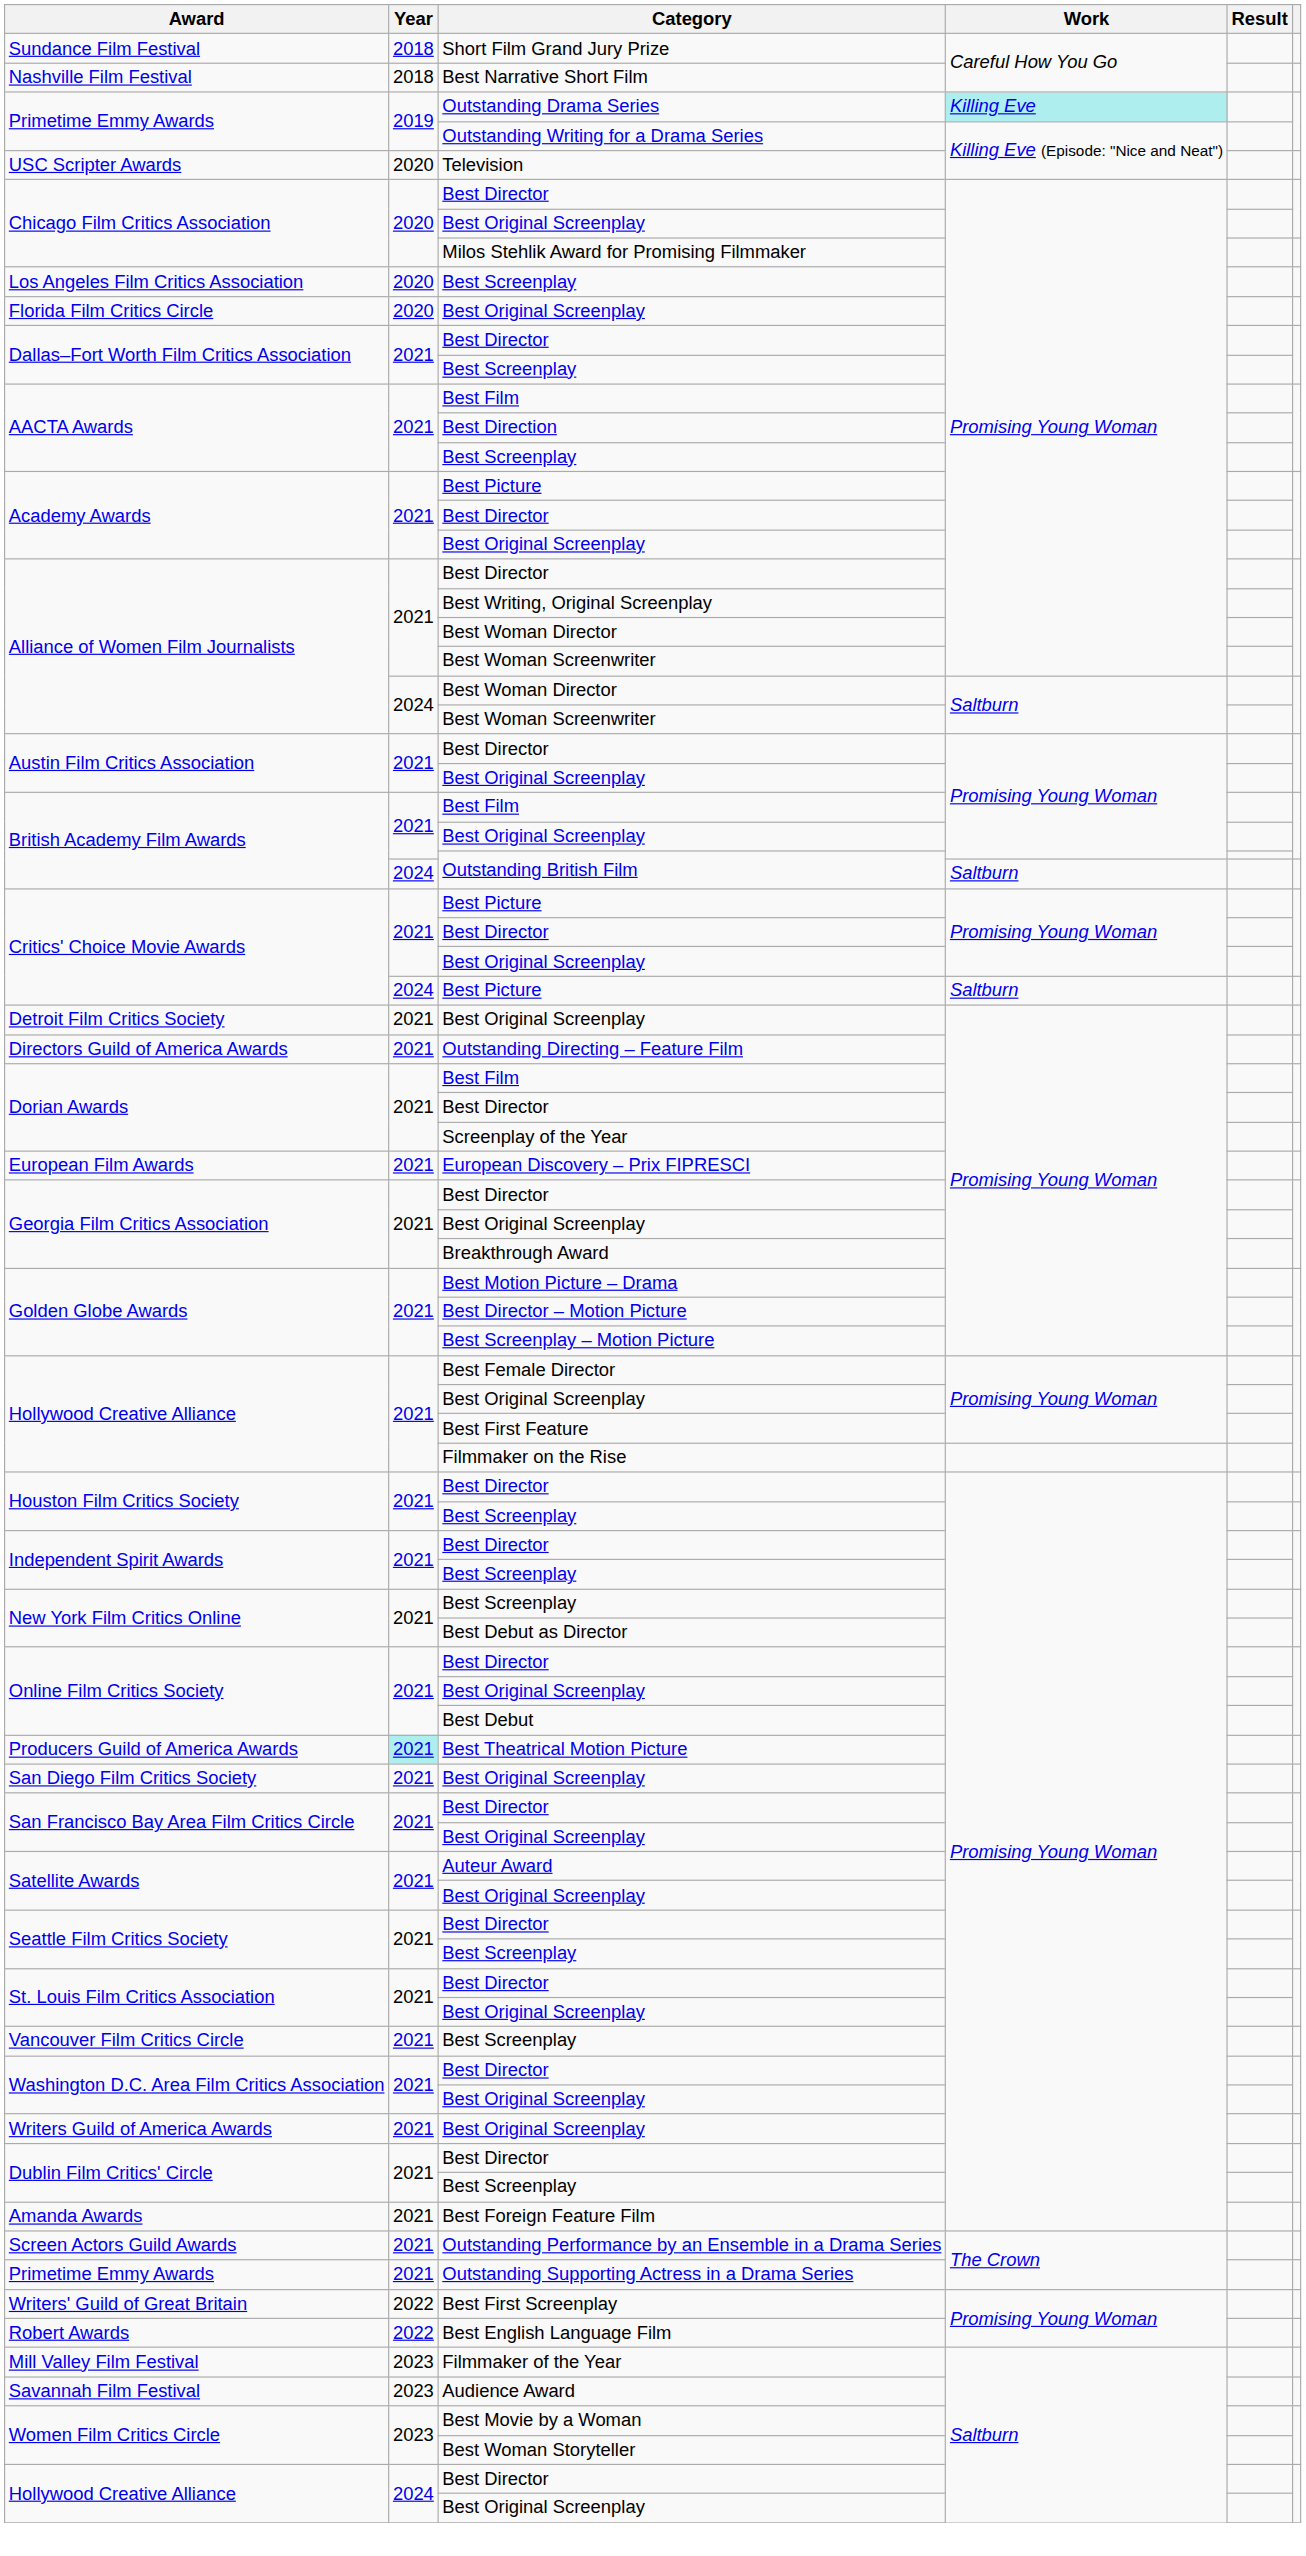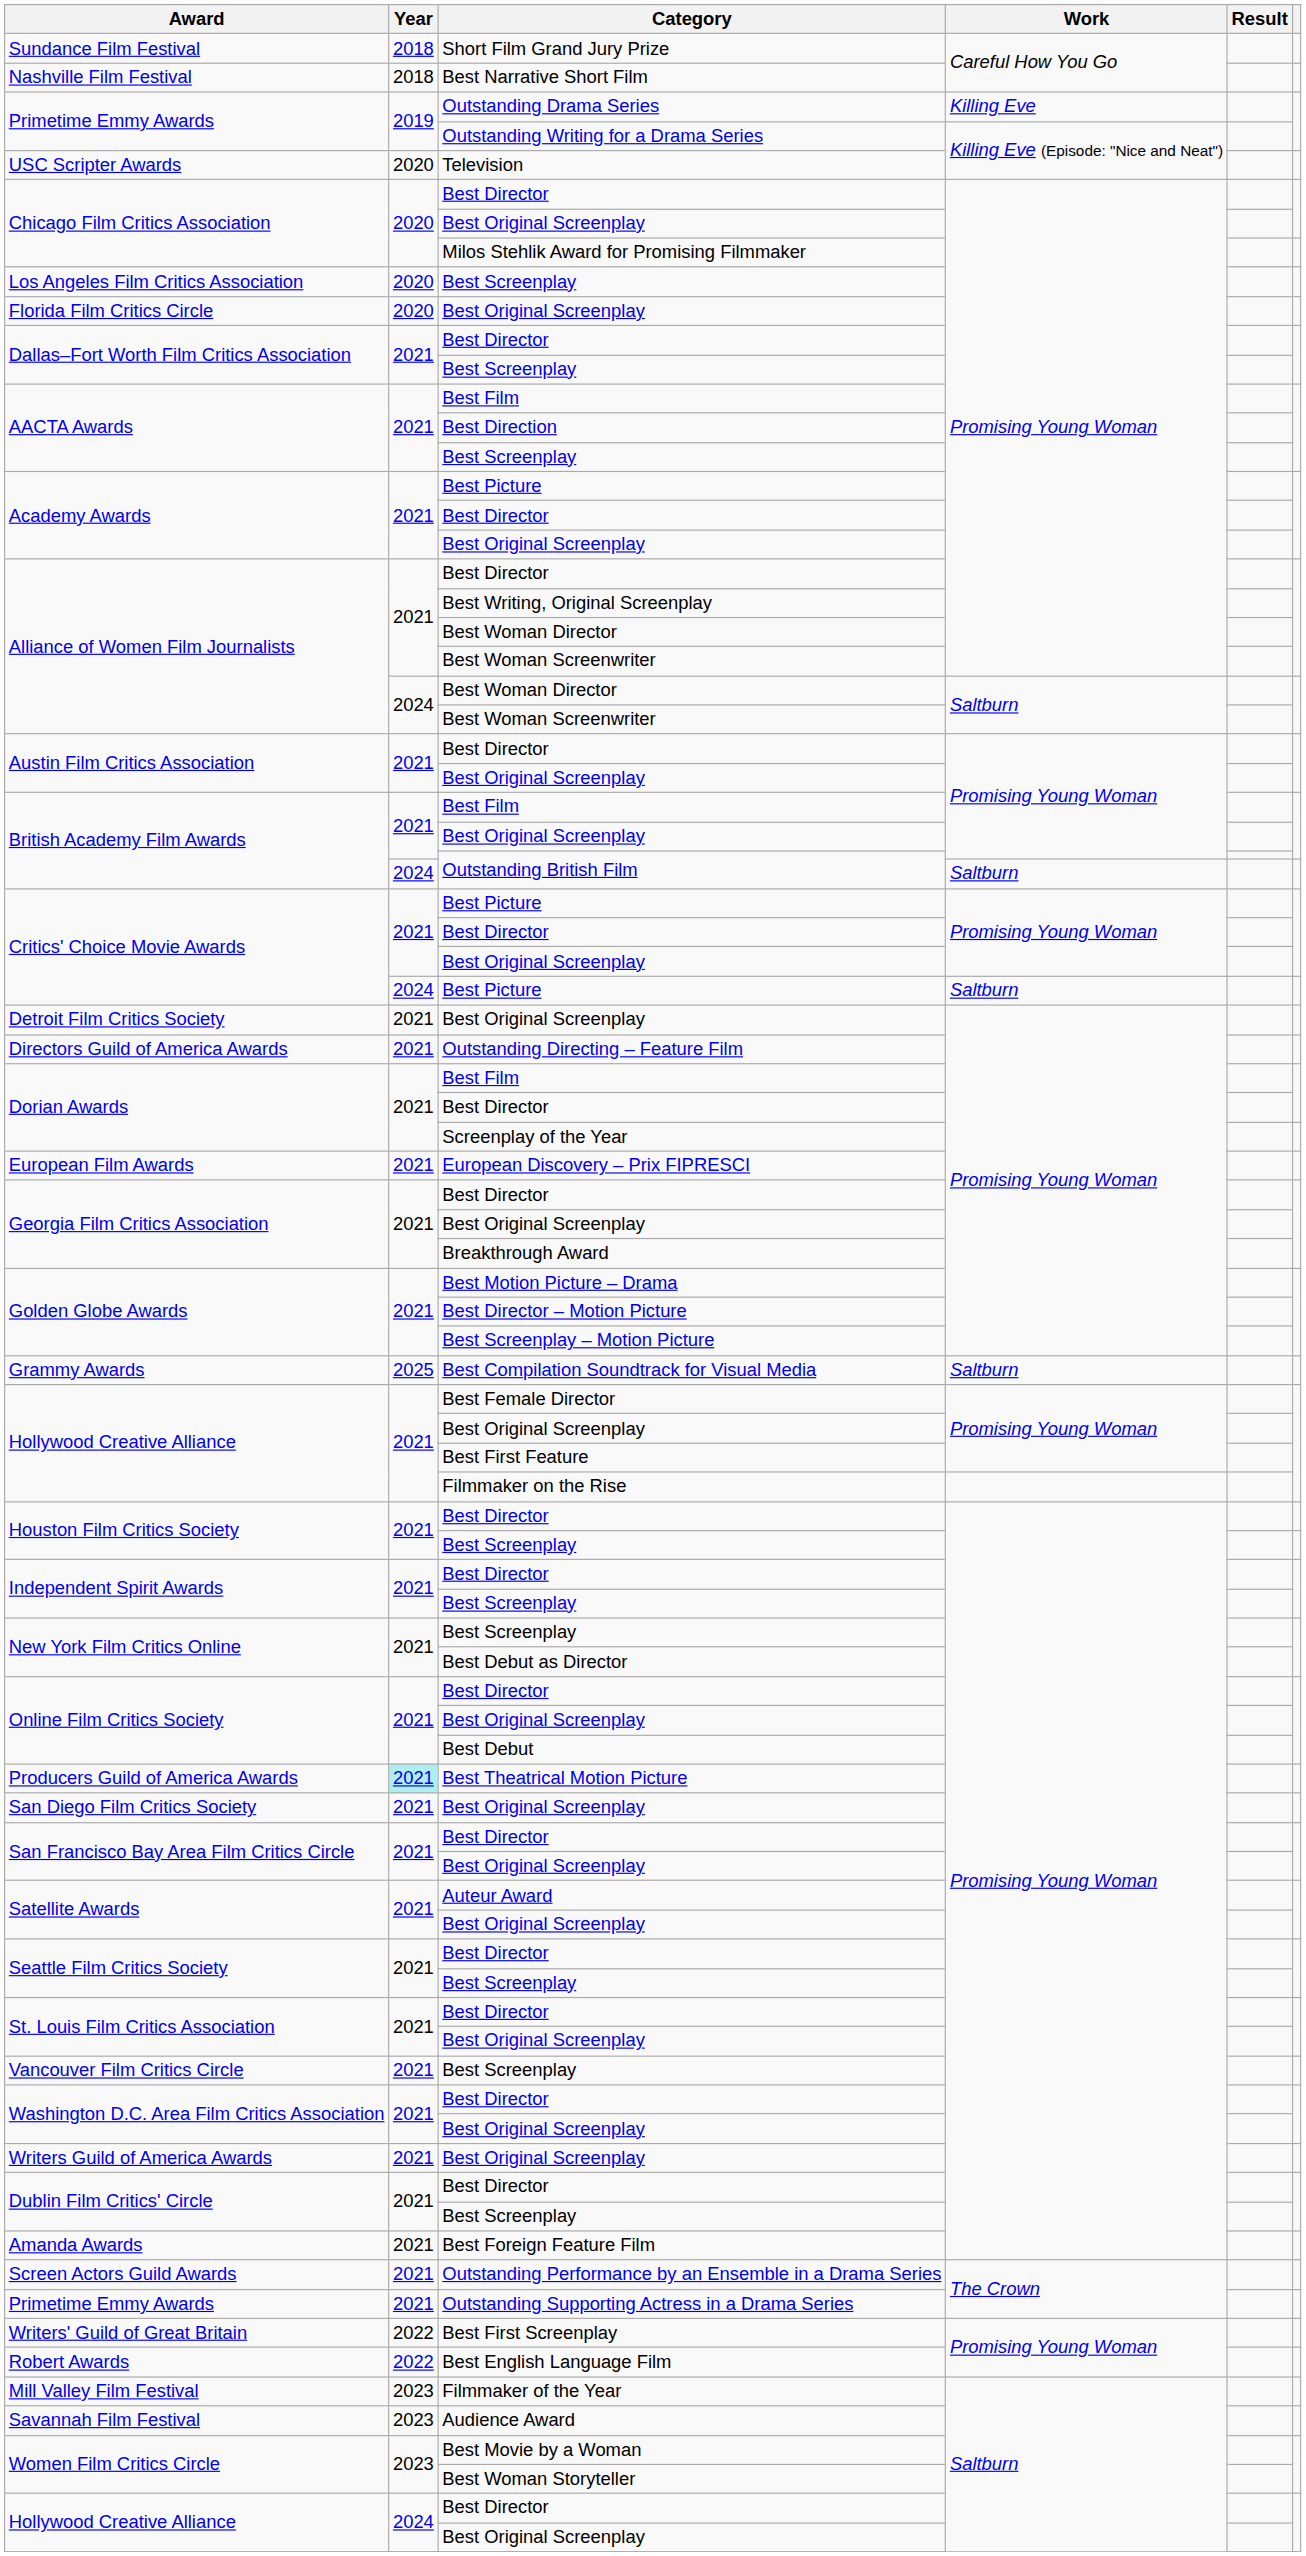(993, 106) paleturquoise background -> (993, 106) no background
+ row: (77, 1369)
